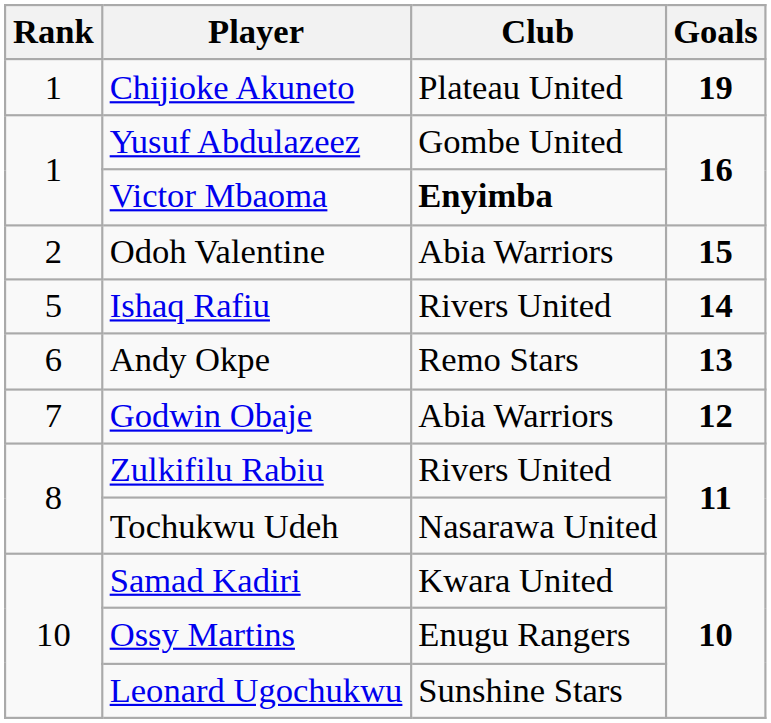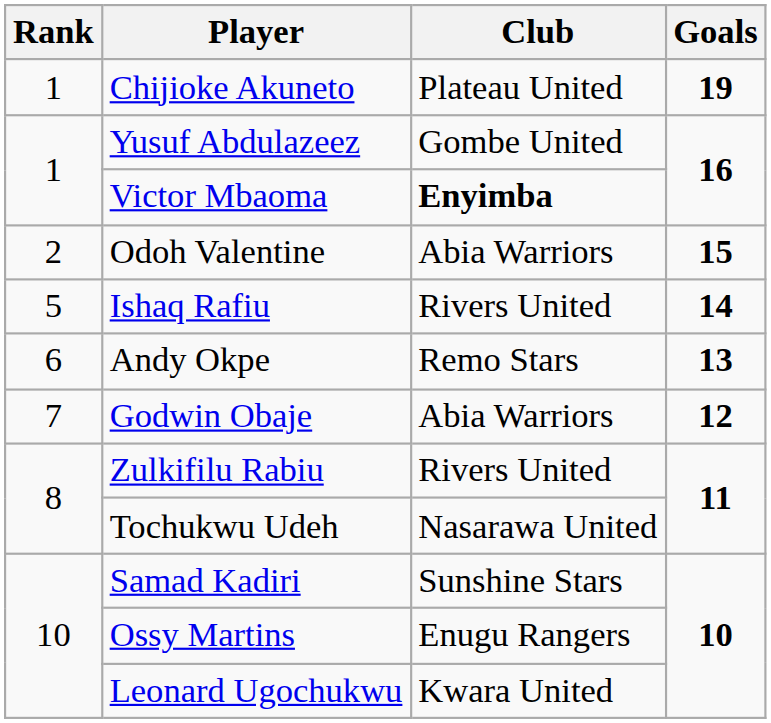(516, 580) Kwara United -> (521, 580) Sunshine Stars
(521, 689) Sunshine Stars -> (516, 689) Kwara United
